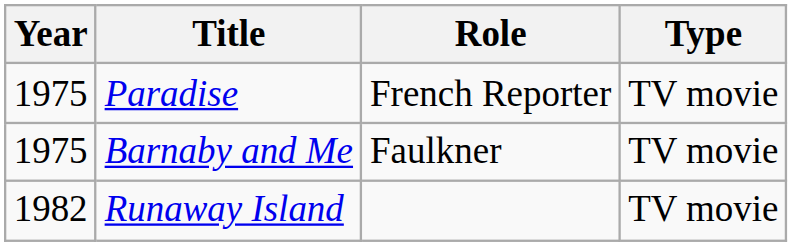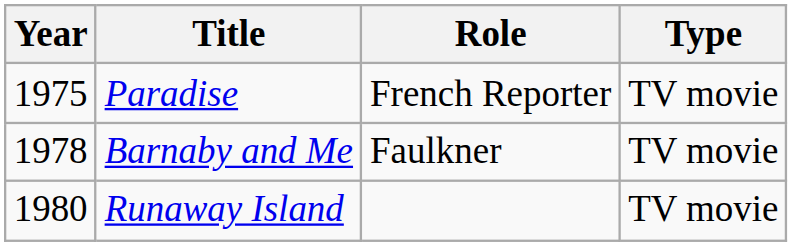(51, 151) 1975 -> (51, 151) 1978
(51, 209) 1982 -> (51, 209) 1980
